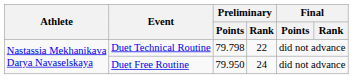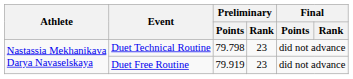(262, 48) 22 -> (262, 48) 23
(230, 65) 79.950 -> (230, 65) 79.919
(262, 65) 24 -> (262, 65) 23
